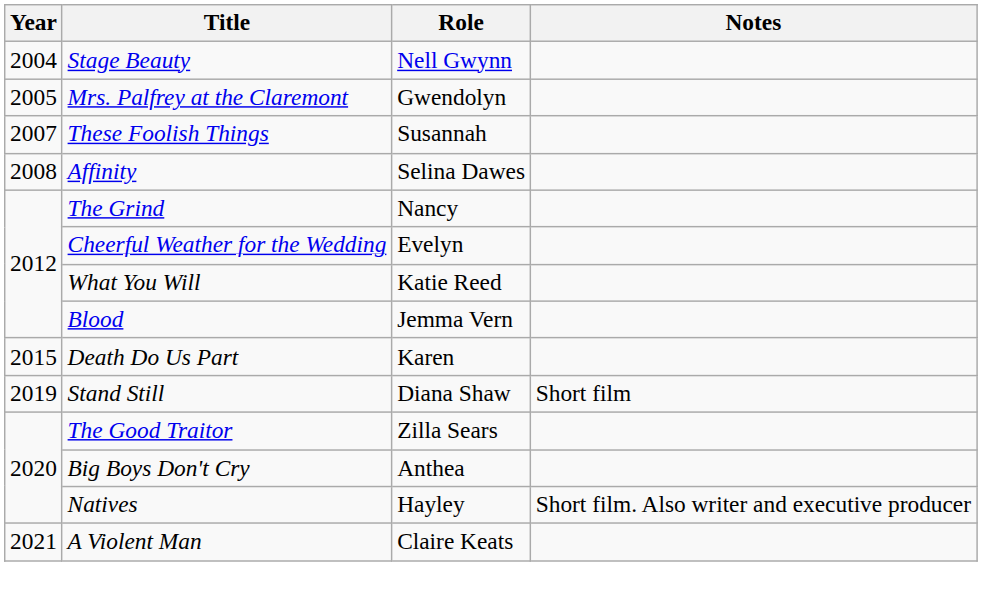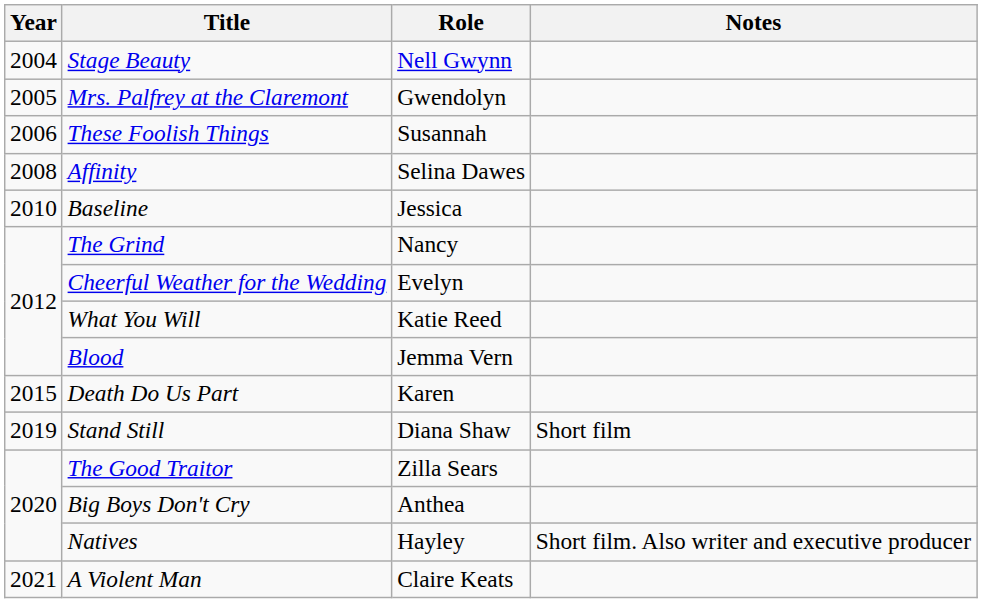(33, 134) 2007 -> (33, 134) 2006
+ row: (108, 208)
